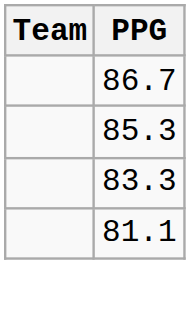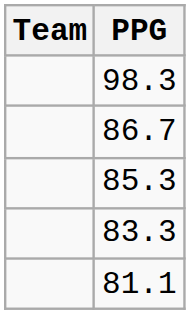+ row: (139, 81)
